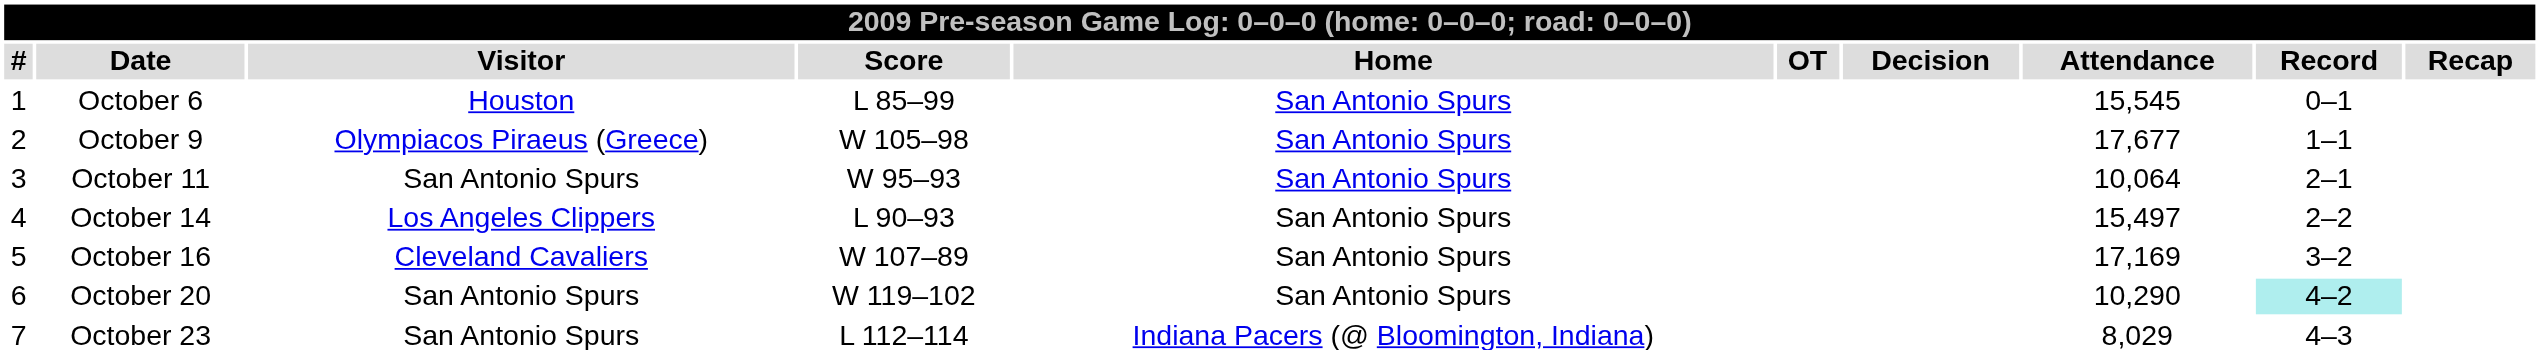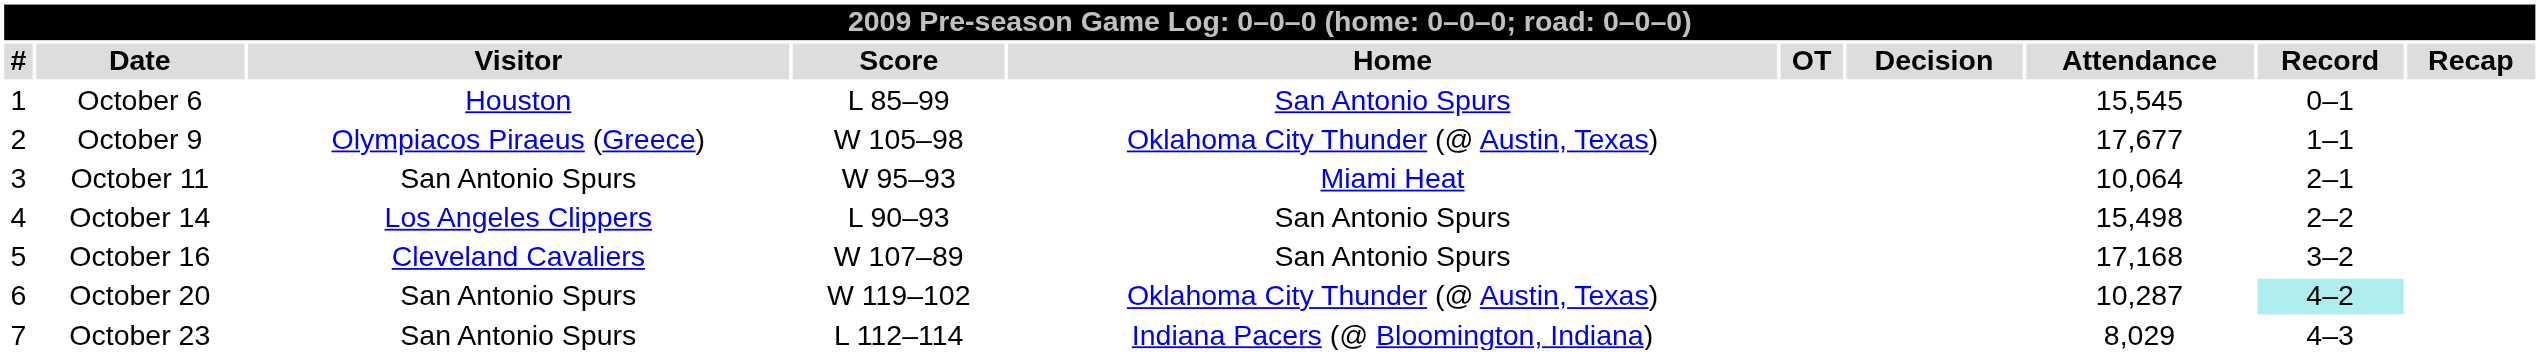(1393, 139) San Antonio Spurs -> (1393, 139) Oklahoma City Thunder (@ Austin, Texas)
(1393, 178) San Antonio Spurs -> (1392, 178) Miami Heat
(2137, 217) 15,497 -> (2139, 217) 15,498
(2137, 256) 17,169 -> (2139, 256) 17,168
(1393, 296) San Antonio Spurs -> (1393, 296) Oklahoma City Thunder (@ Austin, Texas)
(2137, 296) 10,290 -> (2139, 296) 10,287
